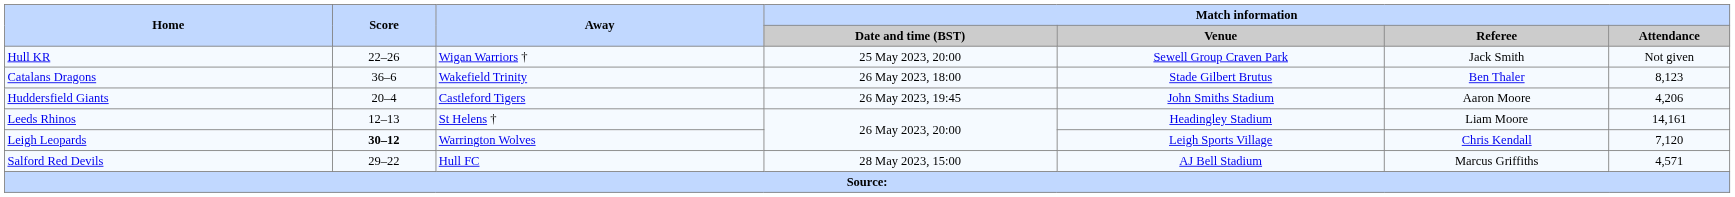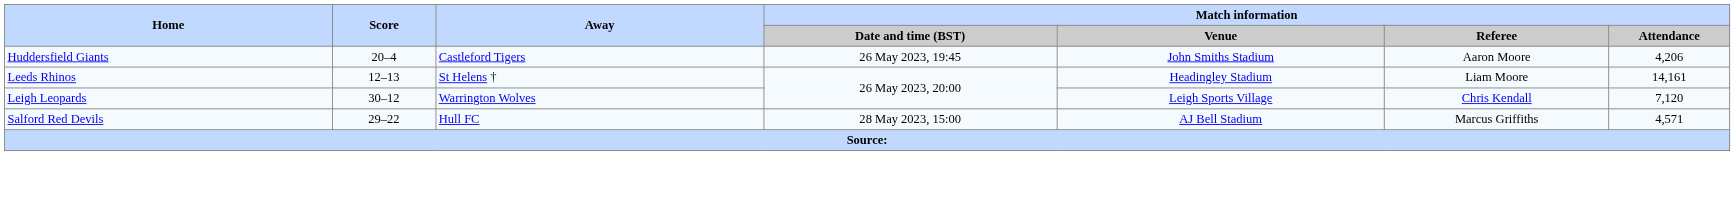- row: (29, 56)
- row: (52, 77)
(384, 140) bold -> (384, 98) normal
